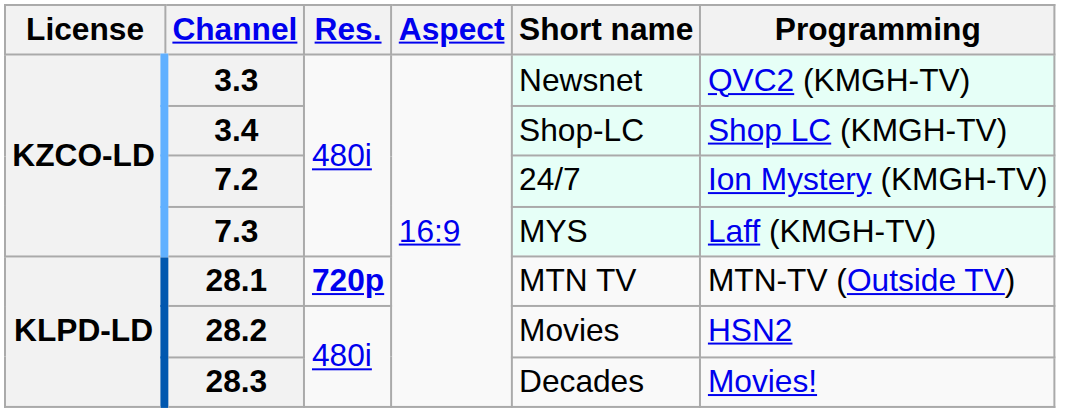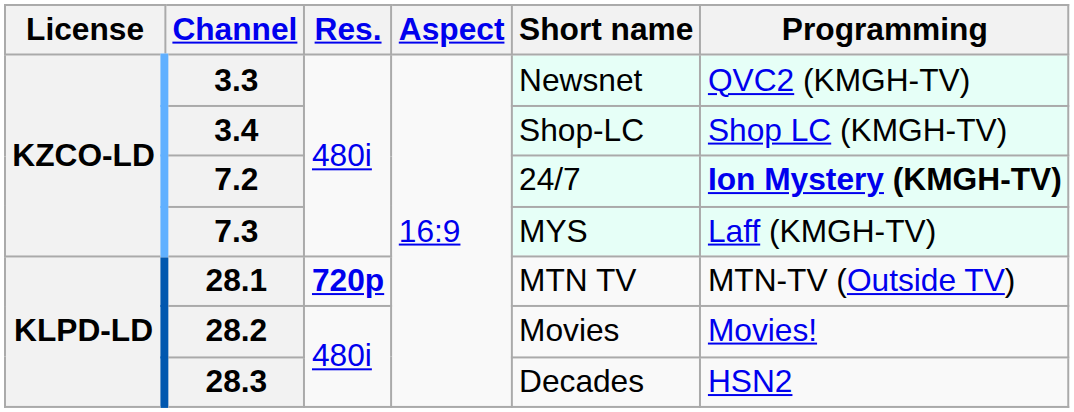(878, 180) normal -> (885, 180) bold
(750, 331) HSN2 -> (762, 331) Movies!
(762, 381) Movies! -> (750, 381) HSN2
